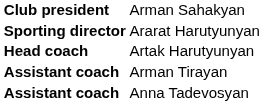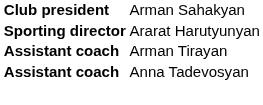- row: (192, 51)
